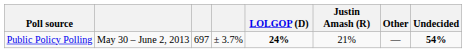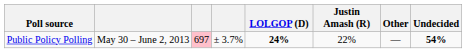(202, 39) no background -> (202, 39) pink background
(347, 39) 21% -> (347, 39) 22%
